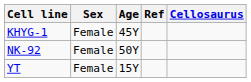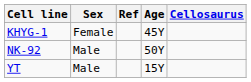columns swapped: (129, 14) <-> (154, 14)
(93, 50) Female -> (86, 50) Male
(93, 68) Female -> (86, 68) Male
